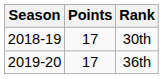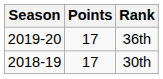rows swapped: (137, 39) <-> (137, 62)
